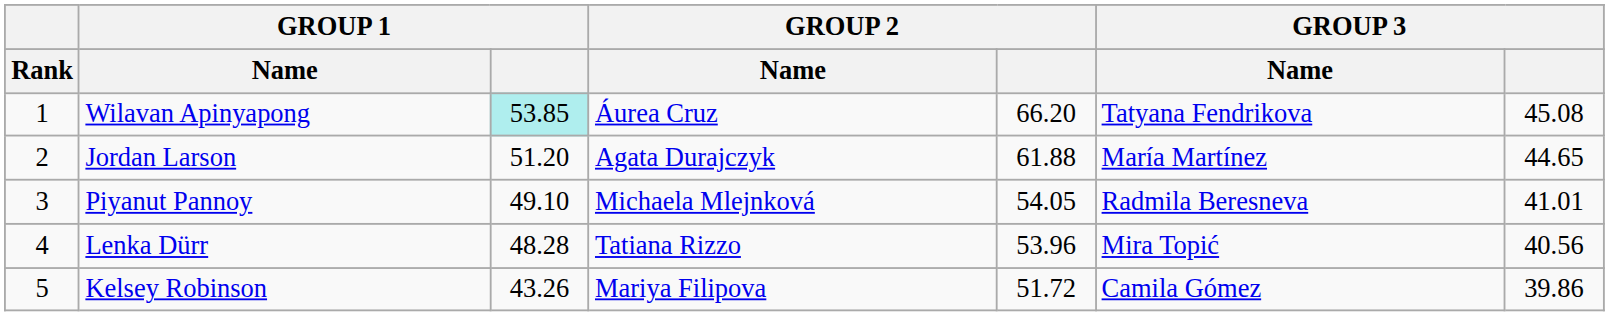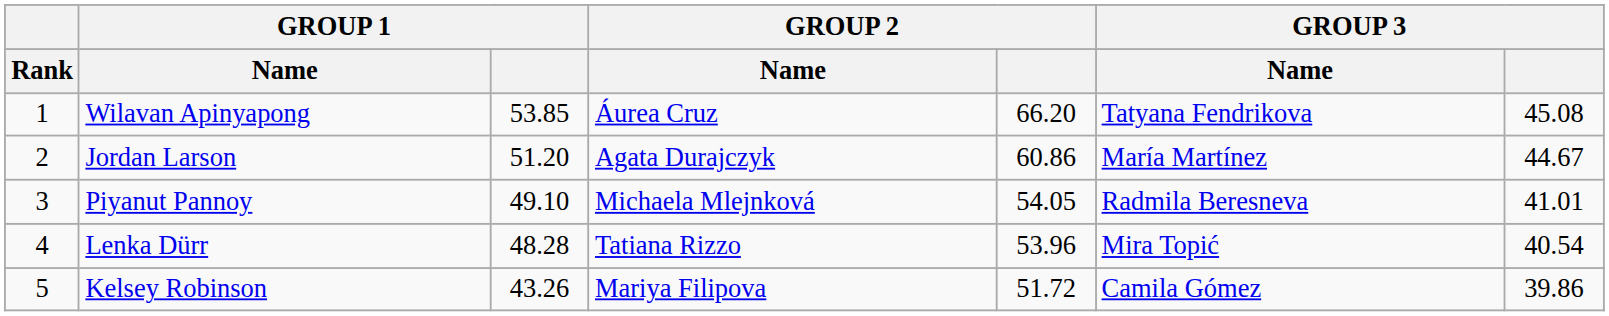(540, 114) paleturquoise background -> (540, 114) no background
(1046, 157) 61.88 -> (1046, 157) 60.86
(1554, 157) 44.65 -> (1554, 157) 44.67
(1554, 245) 40.56 -> (1554, 245) 40.54
